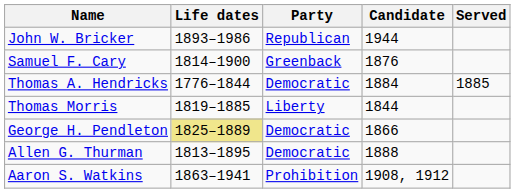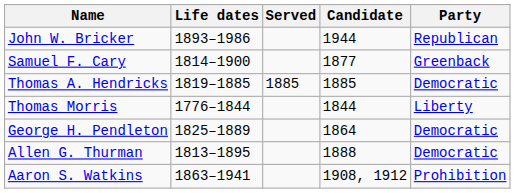columns swapped: (312, 16) <-> (481, 16)
(382, 62) 1876 -> (340, 62) 1877
(213, 85) 1776–1844 -> (213, 85) 1819–1885
(382, 85) 1884 -> (340, 85) 1885
(213, 108) 1819–1885 -> (213, 108) 1776–1844
(213, 130) khaki background -> (213, 130) no background
(382, 130) 1866 -> (340, 130) 1864
